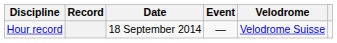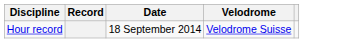- column: (221, 12)
